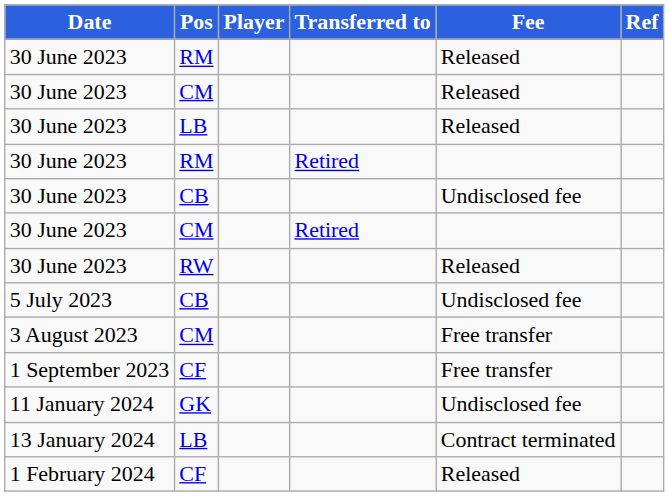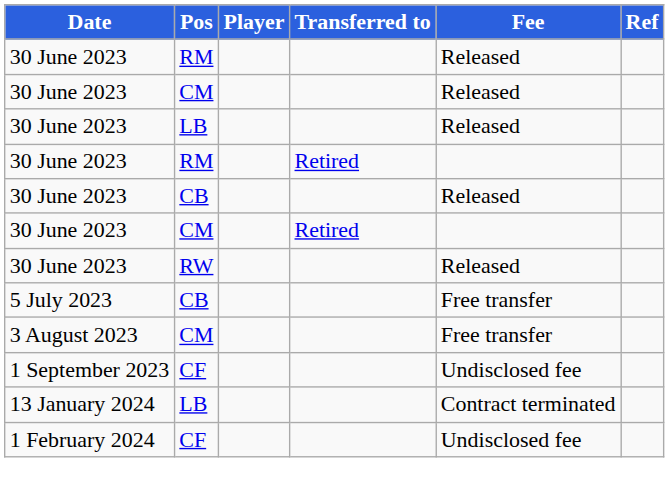(511, 195) Undisclosed fee -> (480, 195) Released
(511, 299) Undisclosed fee -> (496, 299) Free transfer
(496, 369) Free transfer -> (511, 369) Undisclosed fee
- row: (82, 404)
(480, 473) Released -> (511, 439) Undisclosed fee
